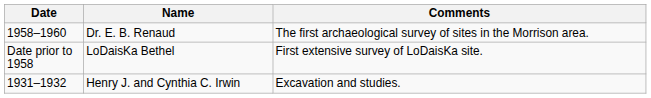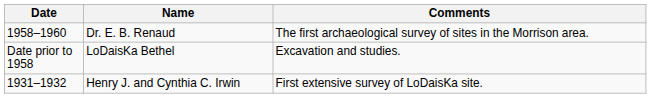(379, 51) First extensive survey of LoDaisKa site. -> (338, 51) Excavation and studies.
(338, 83) Excavation and studies. -> (379, 83) First extensive survey of LoDaisKa site.
